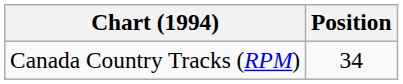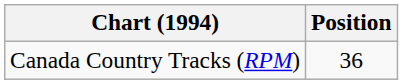(351, 60) 34 -> (351, 60) 36
